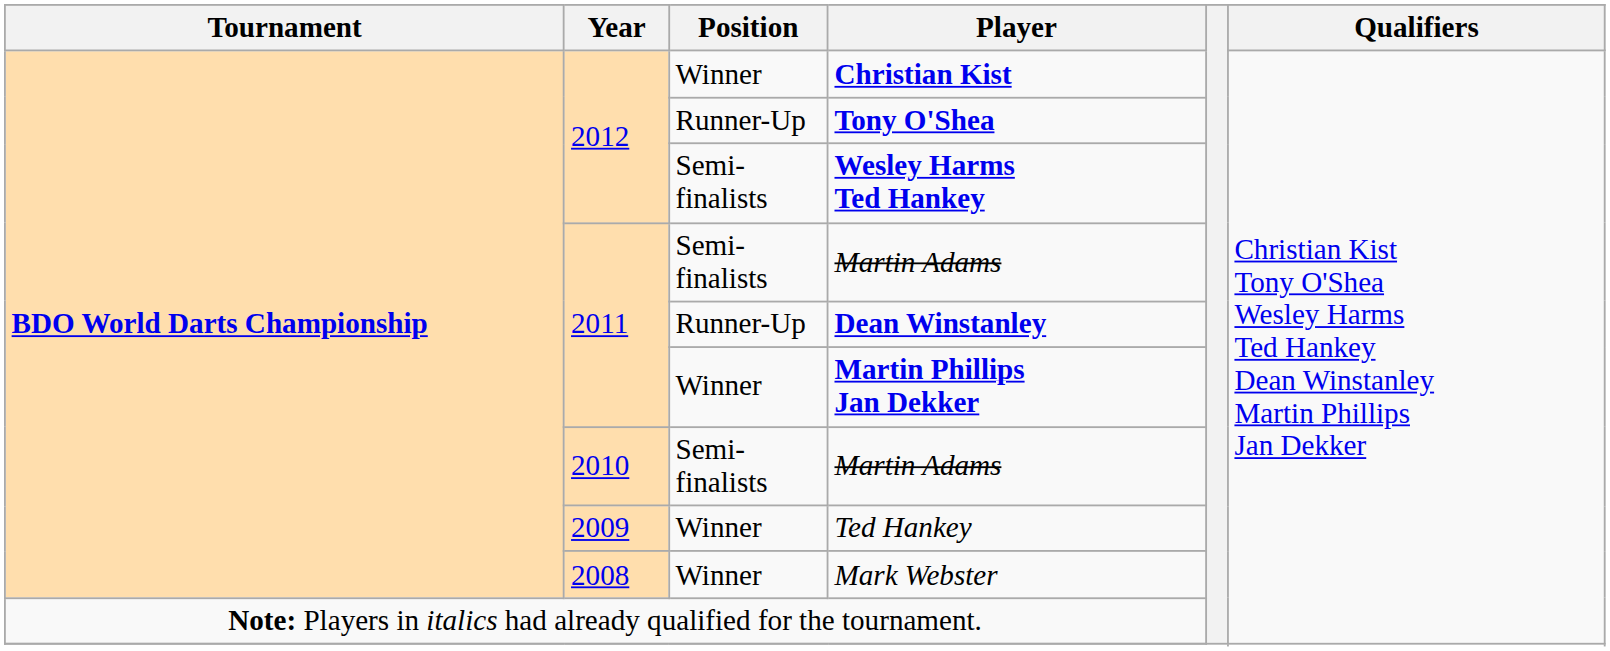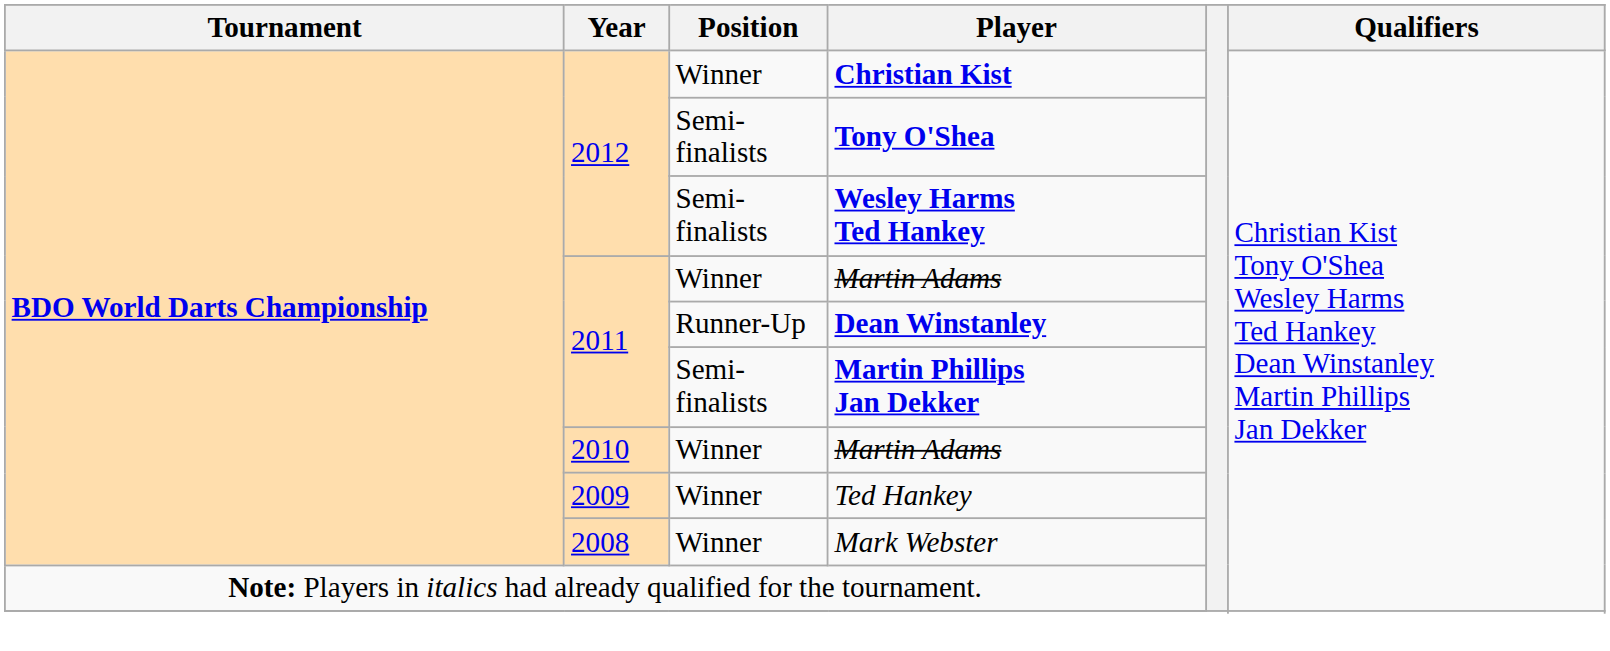(741, 119) Runner-Up -> (722, 136) Semi-finalists
(722, 261) Semi-finalists -> (719, 277) Winner
(719, 386) Winner -> (722, 386) Semi-finalists
(722, 465) Semi-finalists -> (719, 449) Winner
